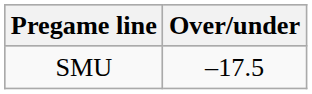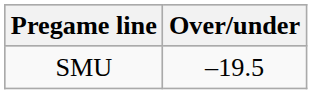(235, 66) –17.5 -> (235, 66) –19.5
